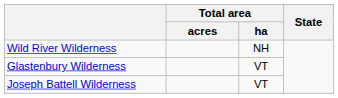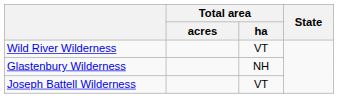(261, 48) NH -> (261, 48) VT
(261, 66) VT -> (261, 66) NH
